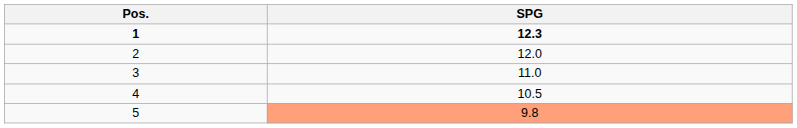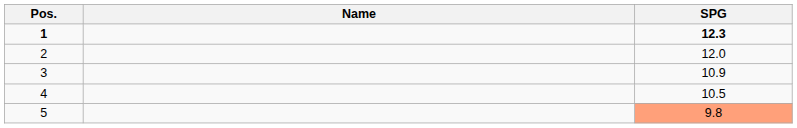+ column: (359, 14)
(530, 73) 11.0 -> (714, 73) 10.9
